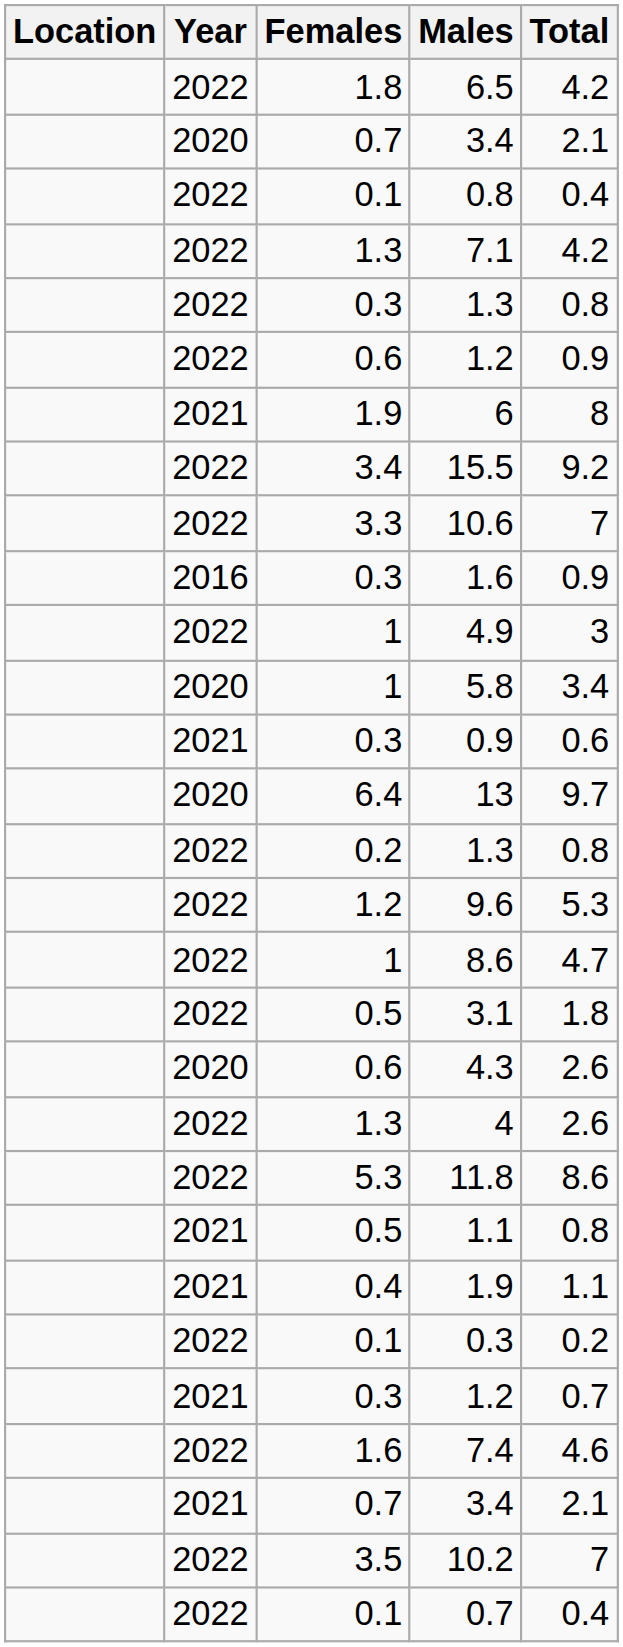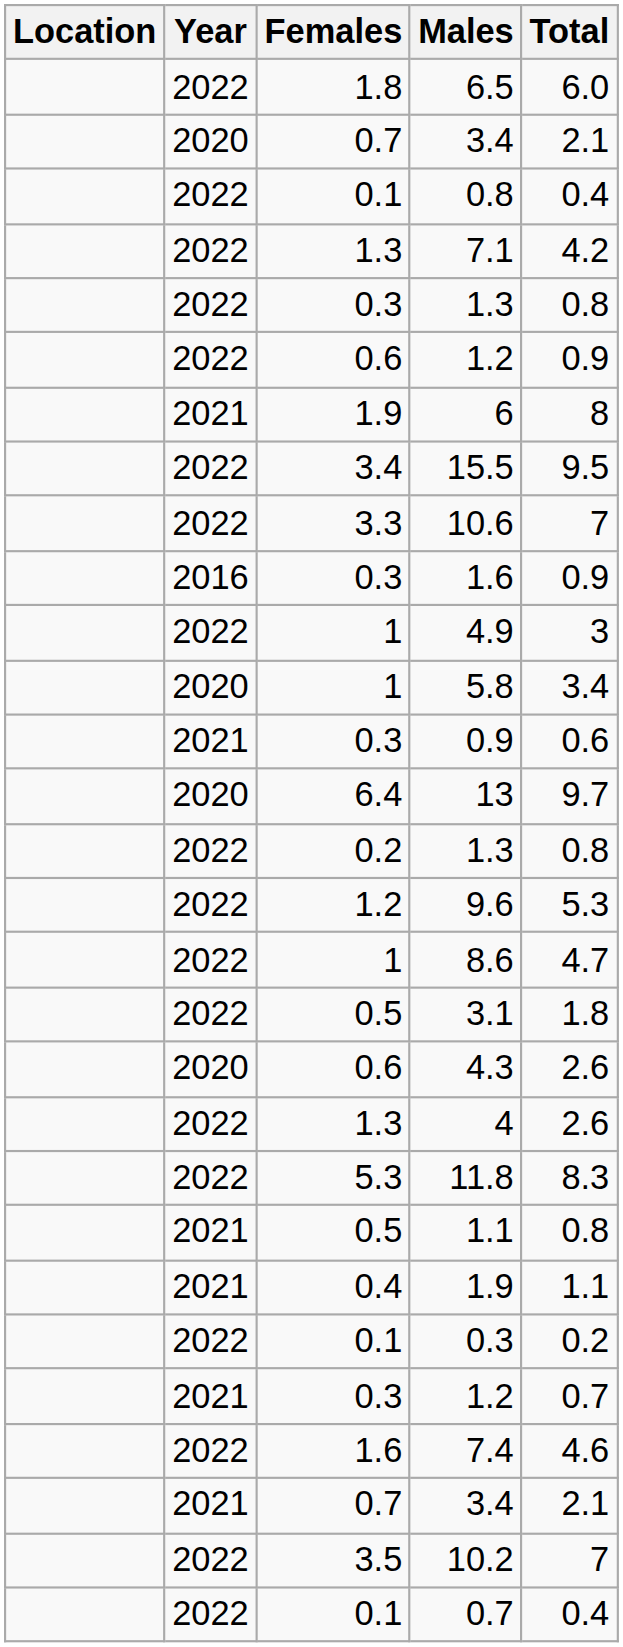(585, 86) 4.2 -> (585, 86) 6.0
(585, 468) 9.2 -> (585, 468) 9.5
(585, 1177) 8.6 -> (585, 1177) 8.3
